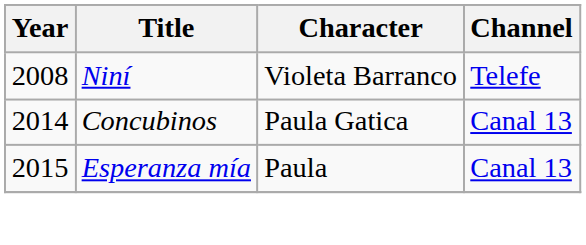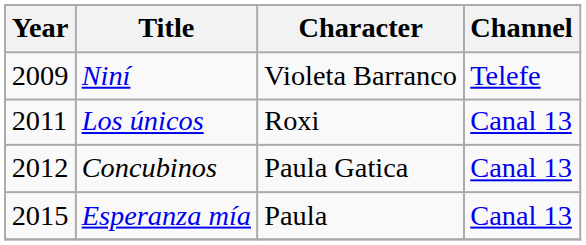(40, 75) 2008 -> (40, 75) 2009
+ row: (143, 121)
(40, 121) 2014 -> (40, 168) 2012
